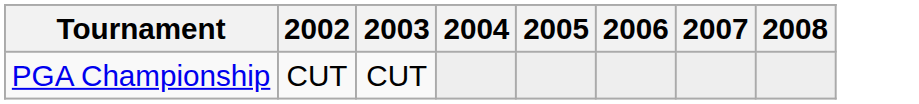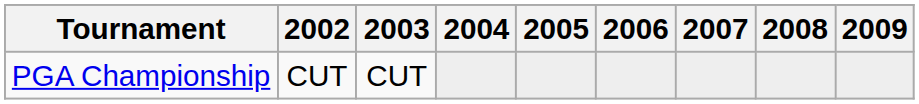+ column: (875, 29)
